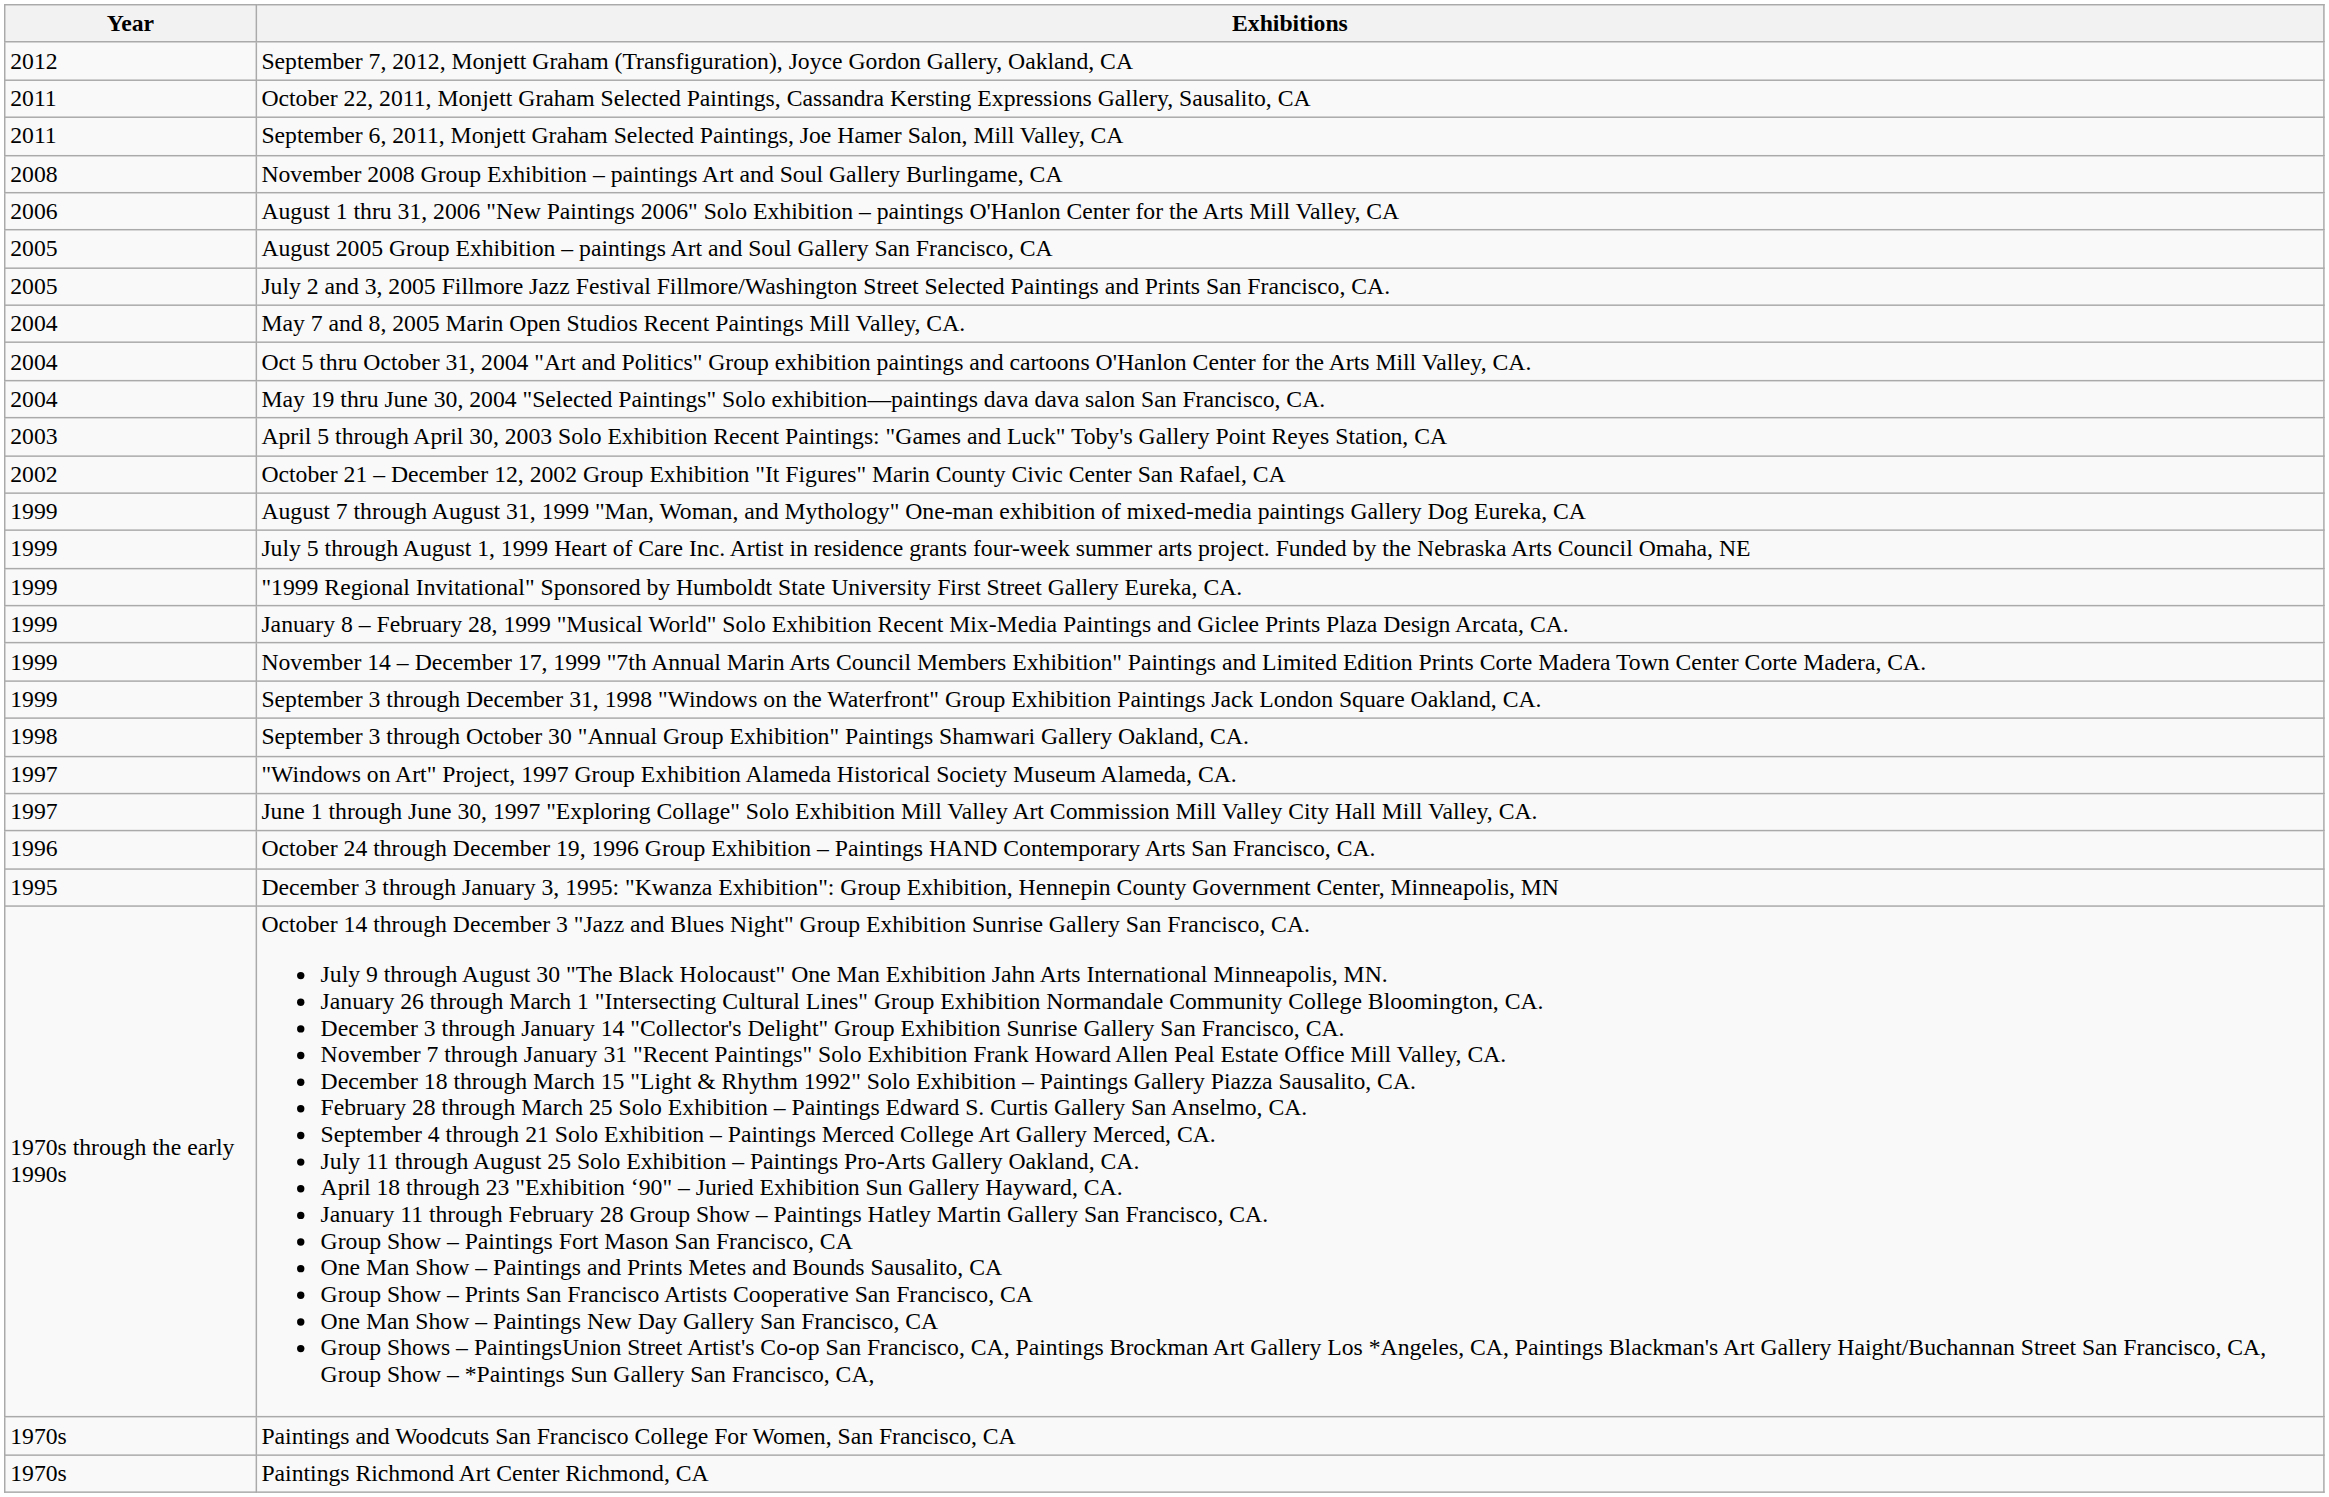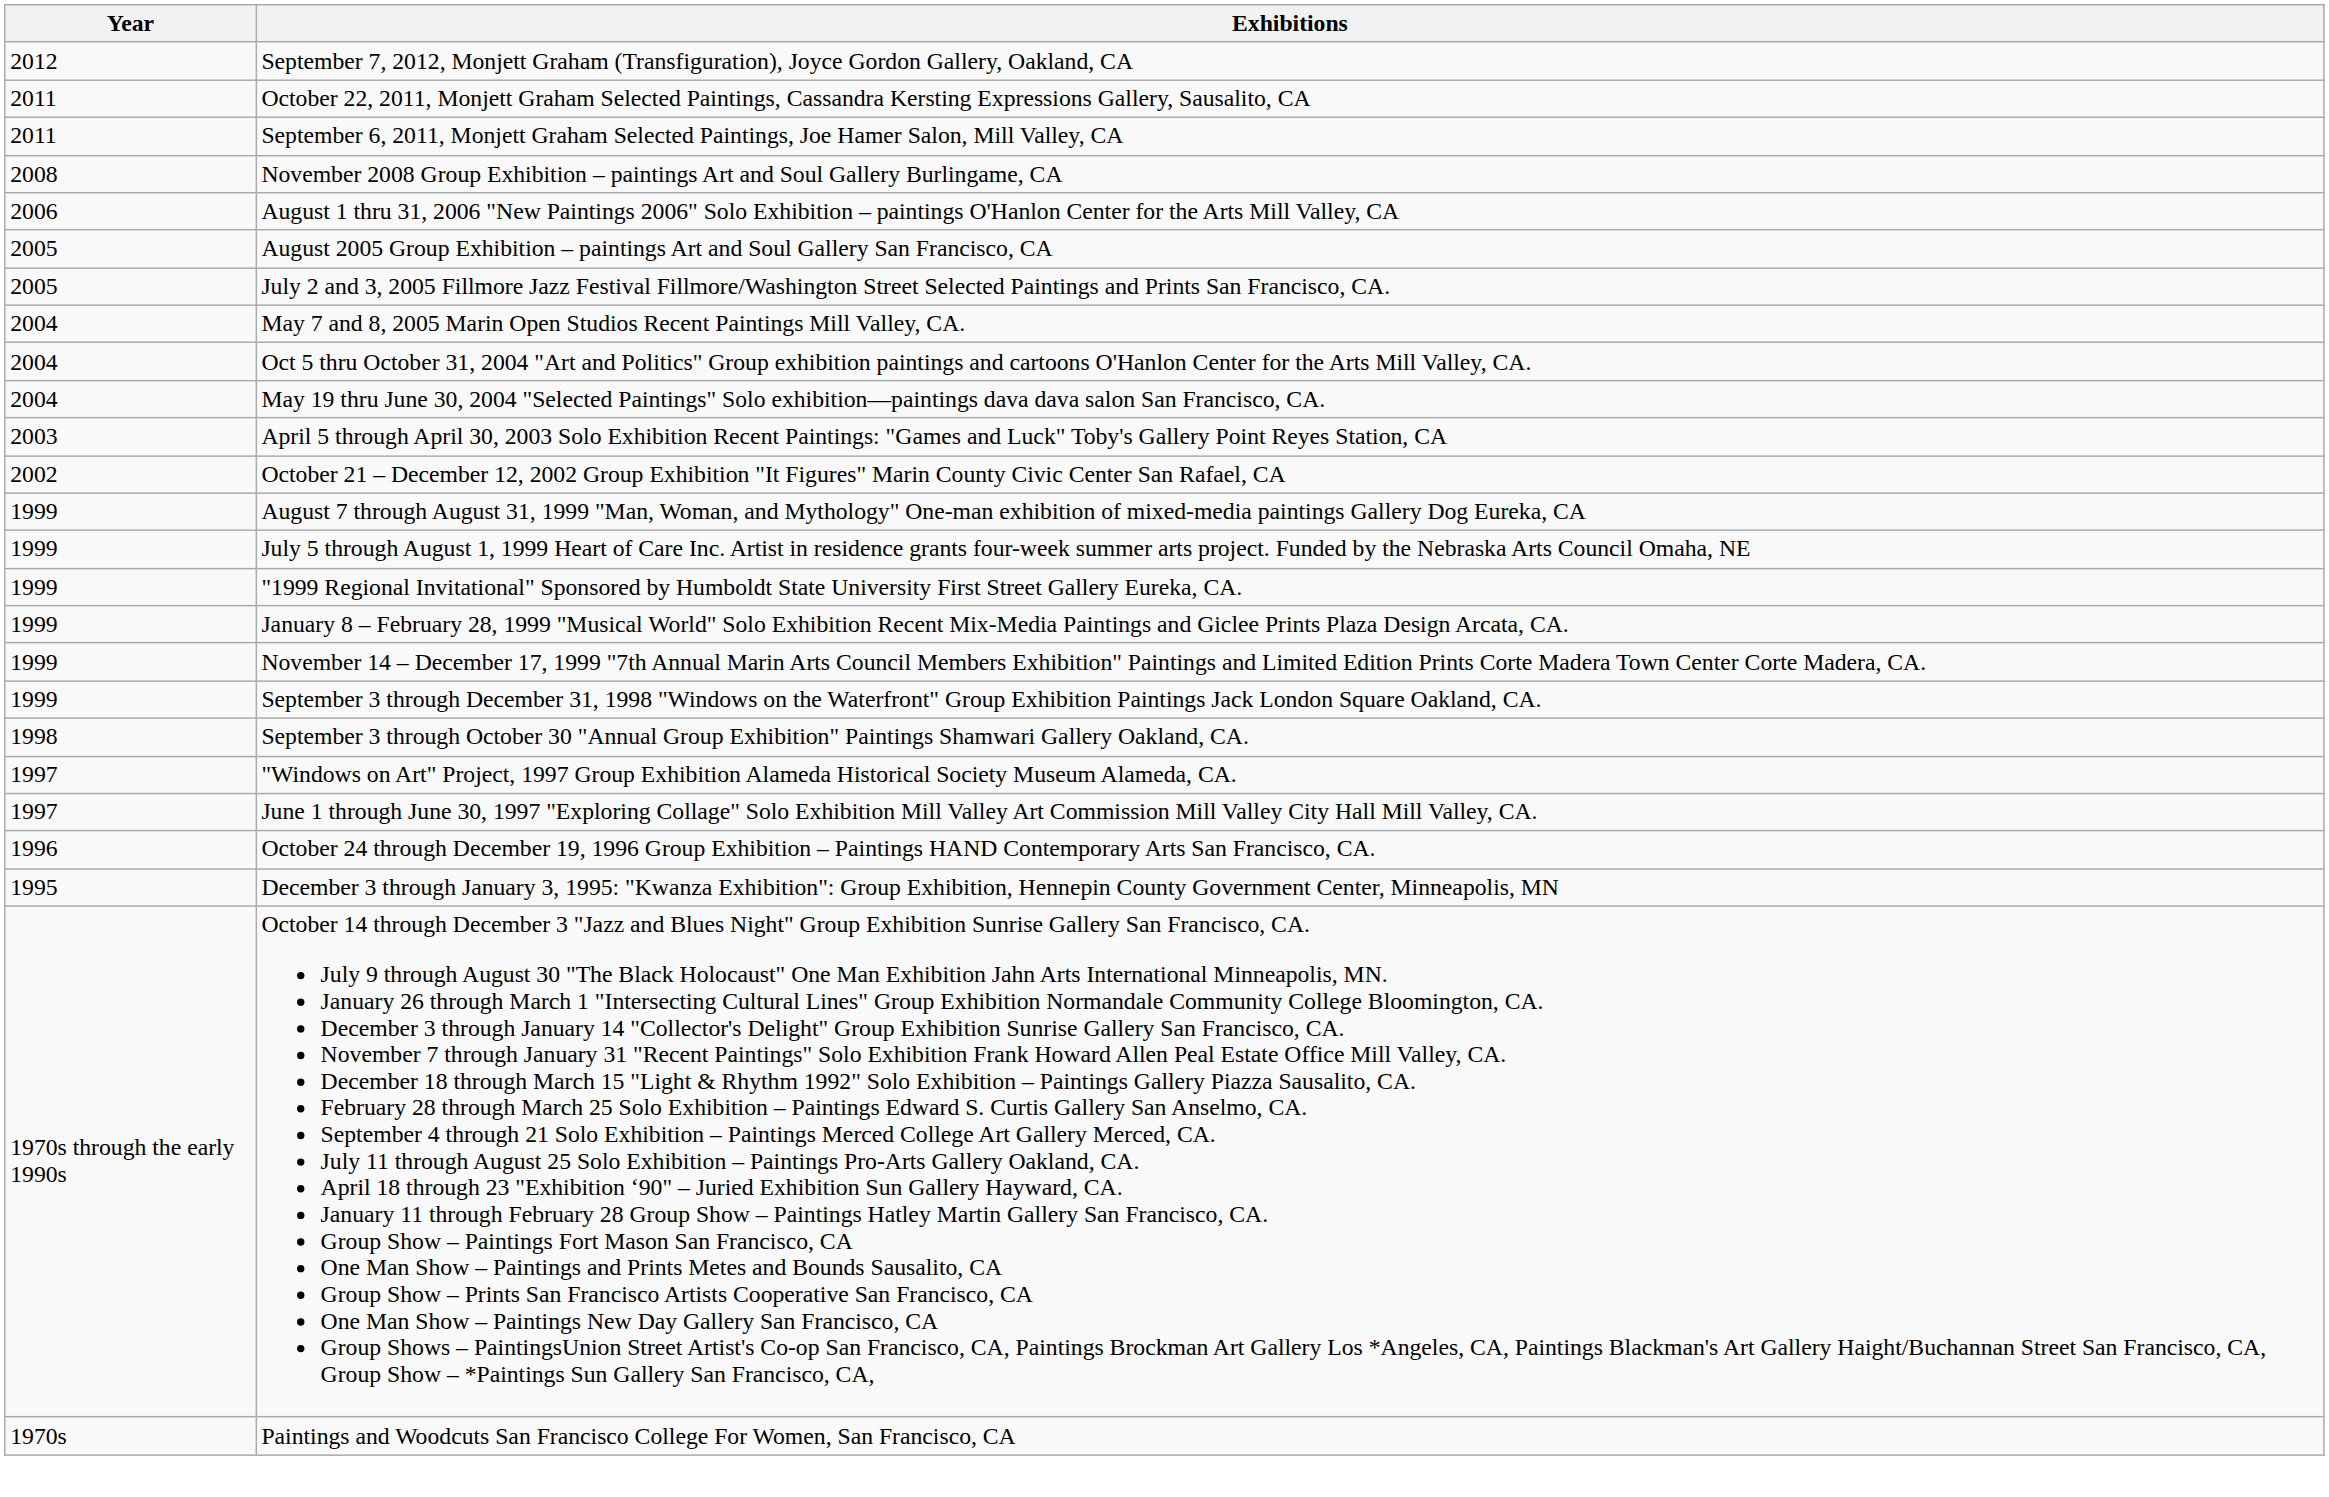- row: (485, 1473)
